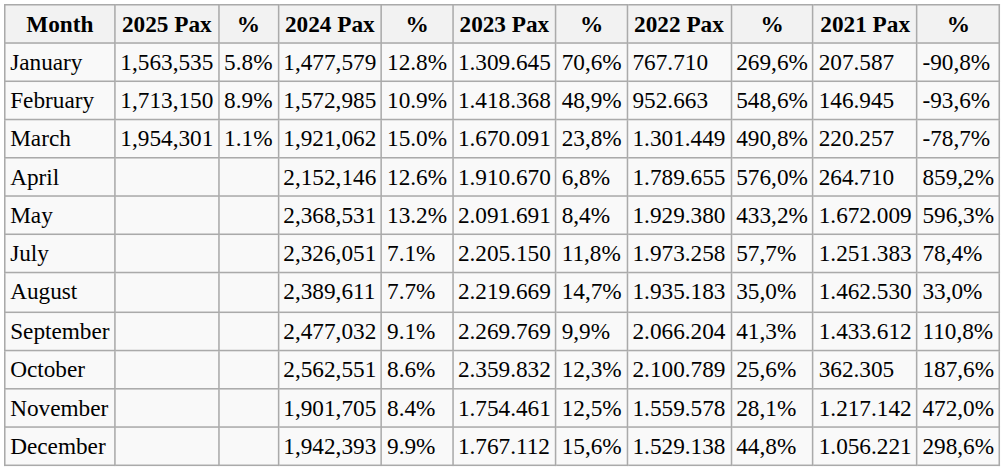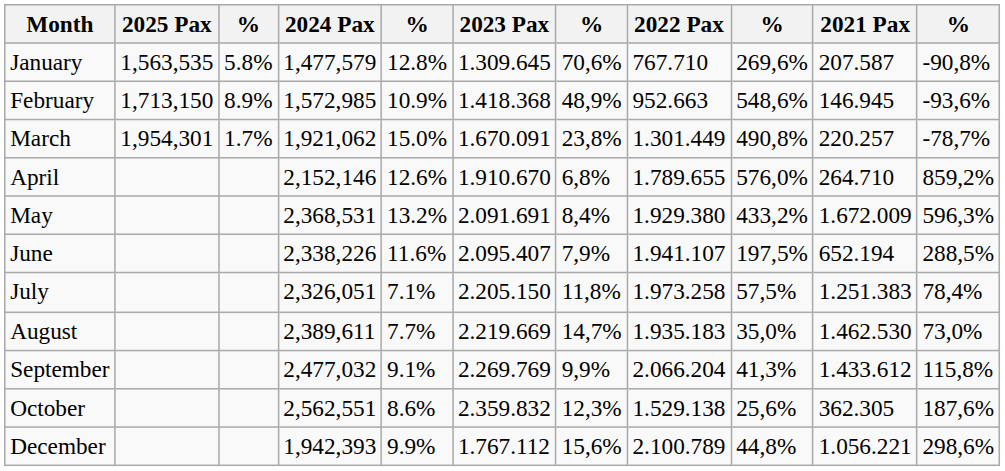(248, 138) 1.1% -> (248, 138) 1.7%
+ row: (31, 253)
(766, 253) 57,7% -> (766, 292) 57,5%
(952, 292) 33,0% -> (952, 330) 73,0%
(958, 330) 110,8% -> (958, 368) 115,8%
(679, 368) 2.100.789 -> (679, 407) 1.529.138
- row: (59, 407)
(679, 445) 1.529.138 -> (679, 445) 2.100.789
